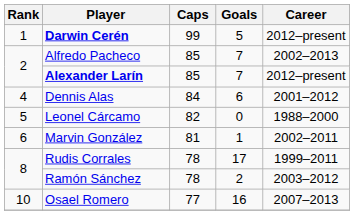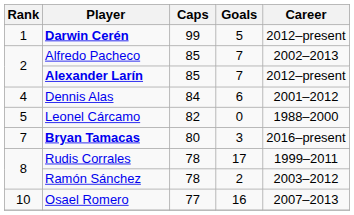- row: (94, 138)
+ row: (92, 138)
